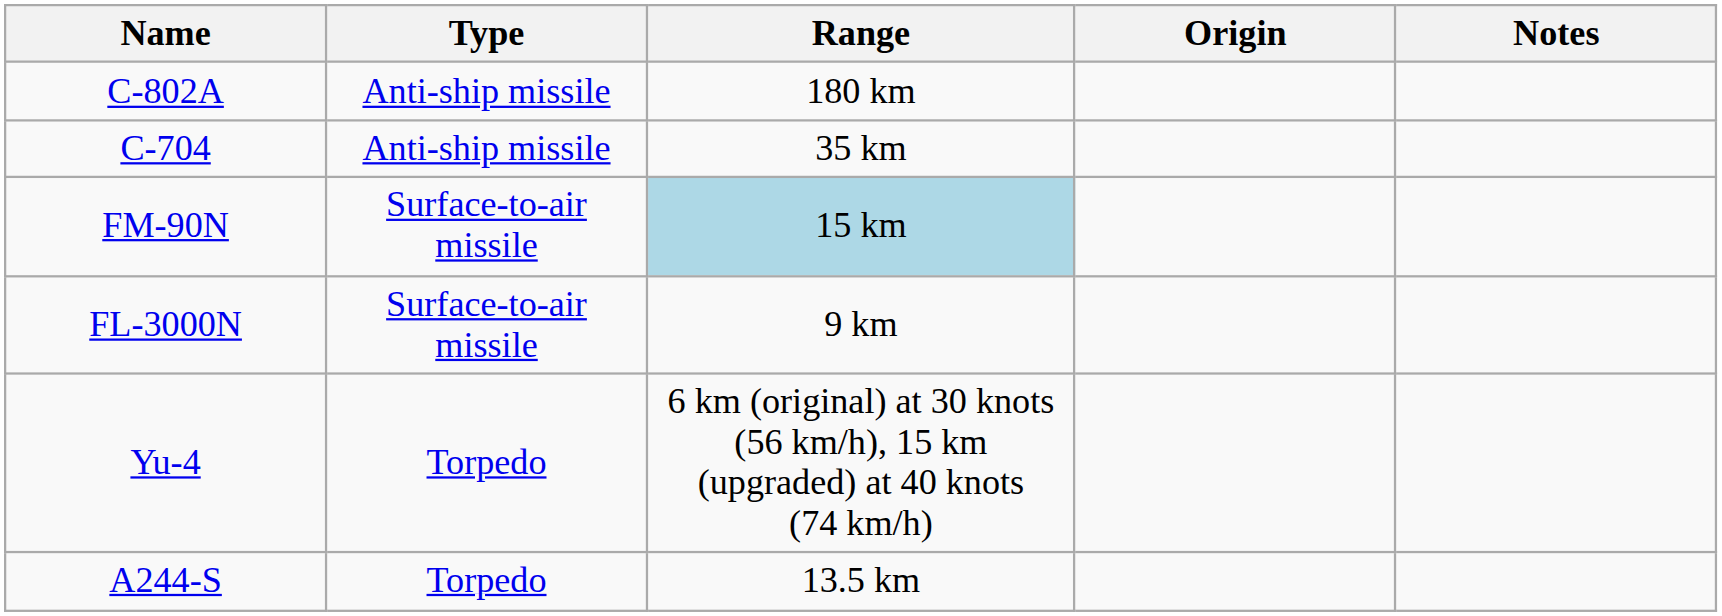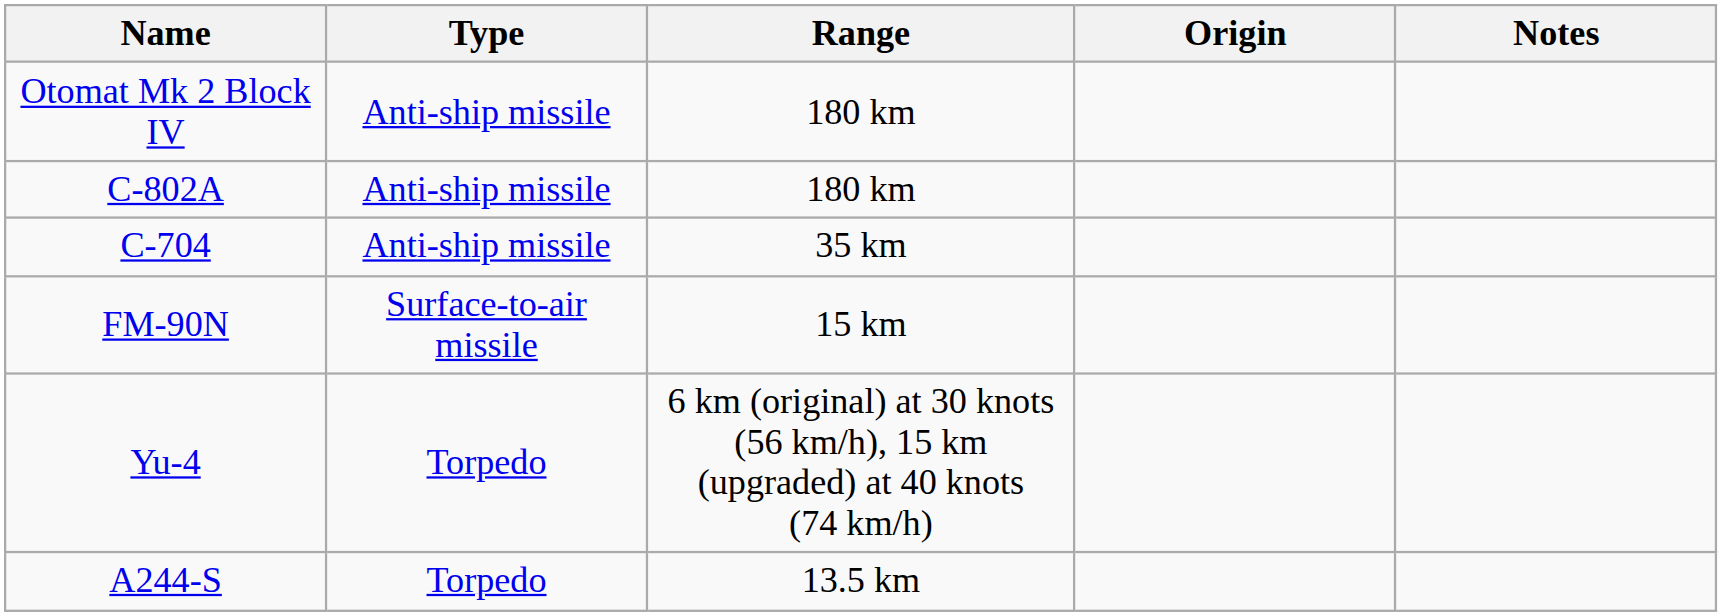+ row: (166, 110)
(861, 225) lightblue background -> (861, 323) no background
- row: (166, 323)
